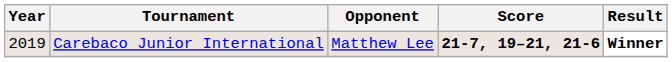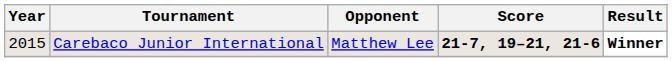(27, 44) 2019 -> (27, 44) 2015
